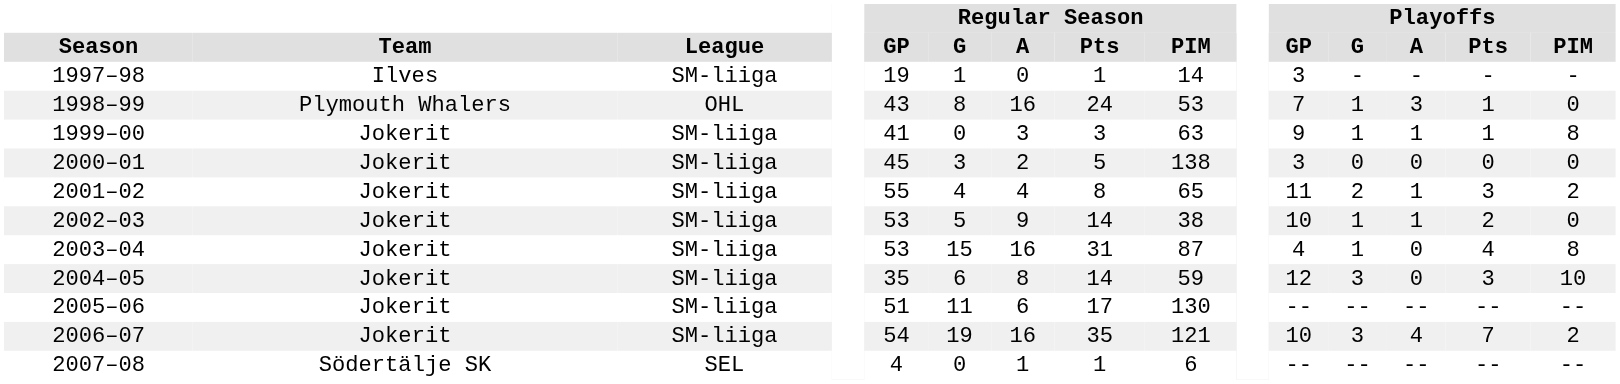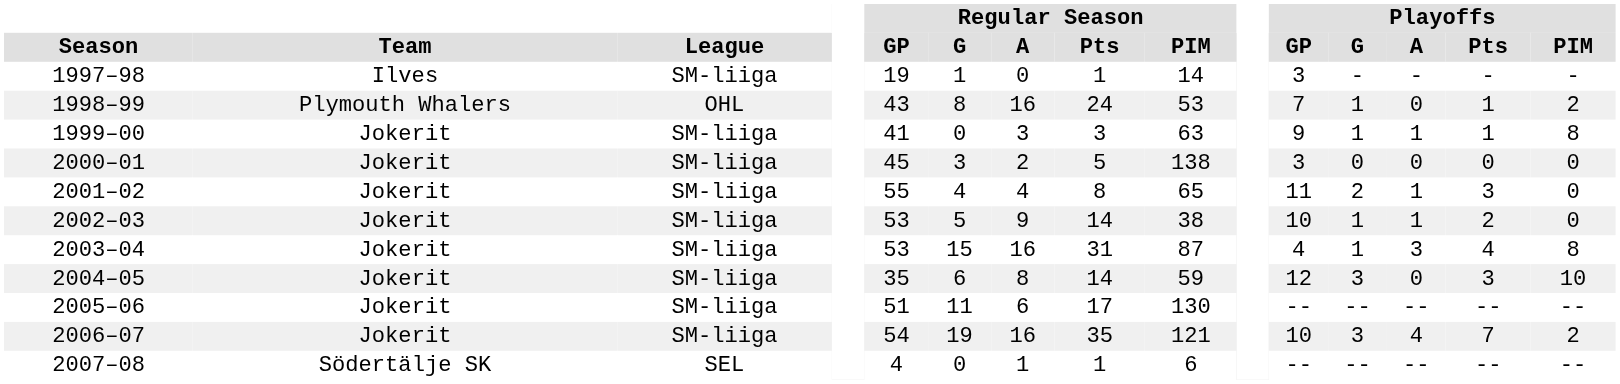(1416, 105) 3 -> (1416, 105) 0
(1573, 105) 0 -> (1573, 105) 2
(1573, 192) 2 -> (1573, 192) 0
(1416, 250) 0 -> (1416, 250) 3
